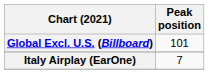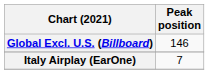(179, 43) 101 -> (179, 43) 146
